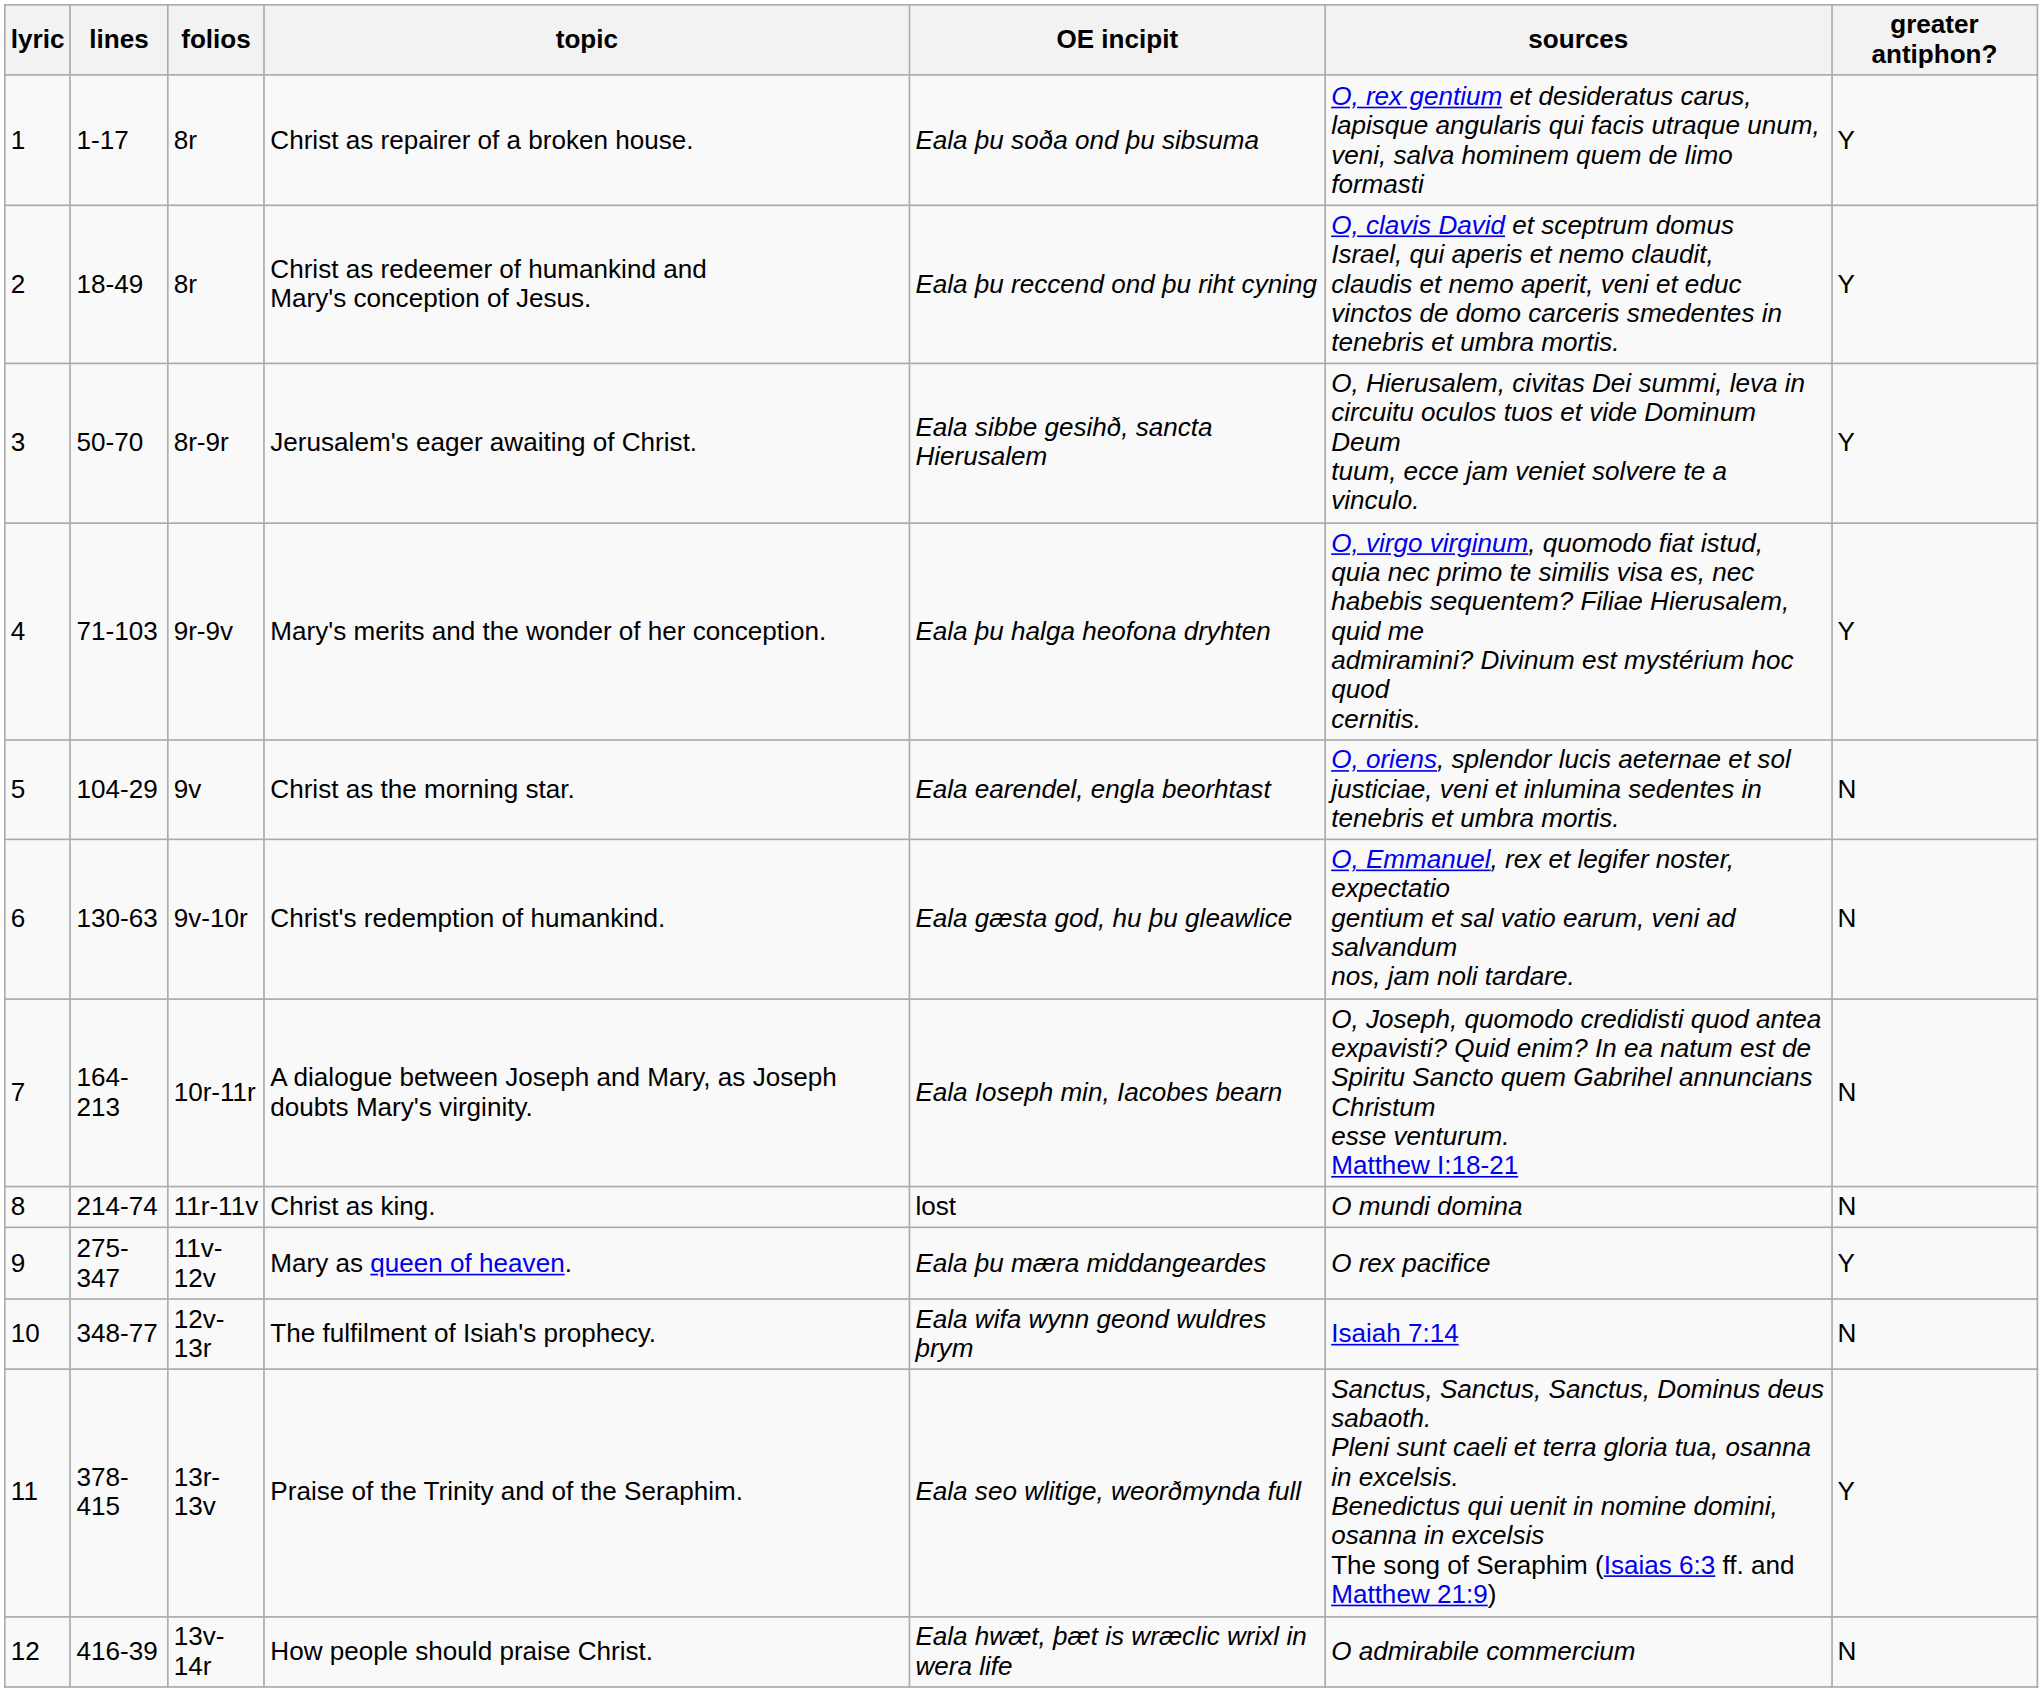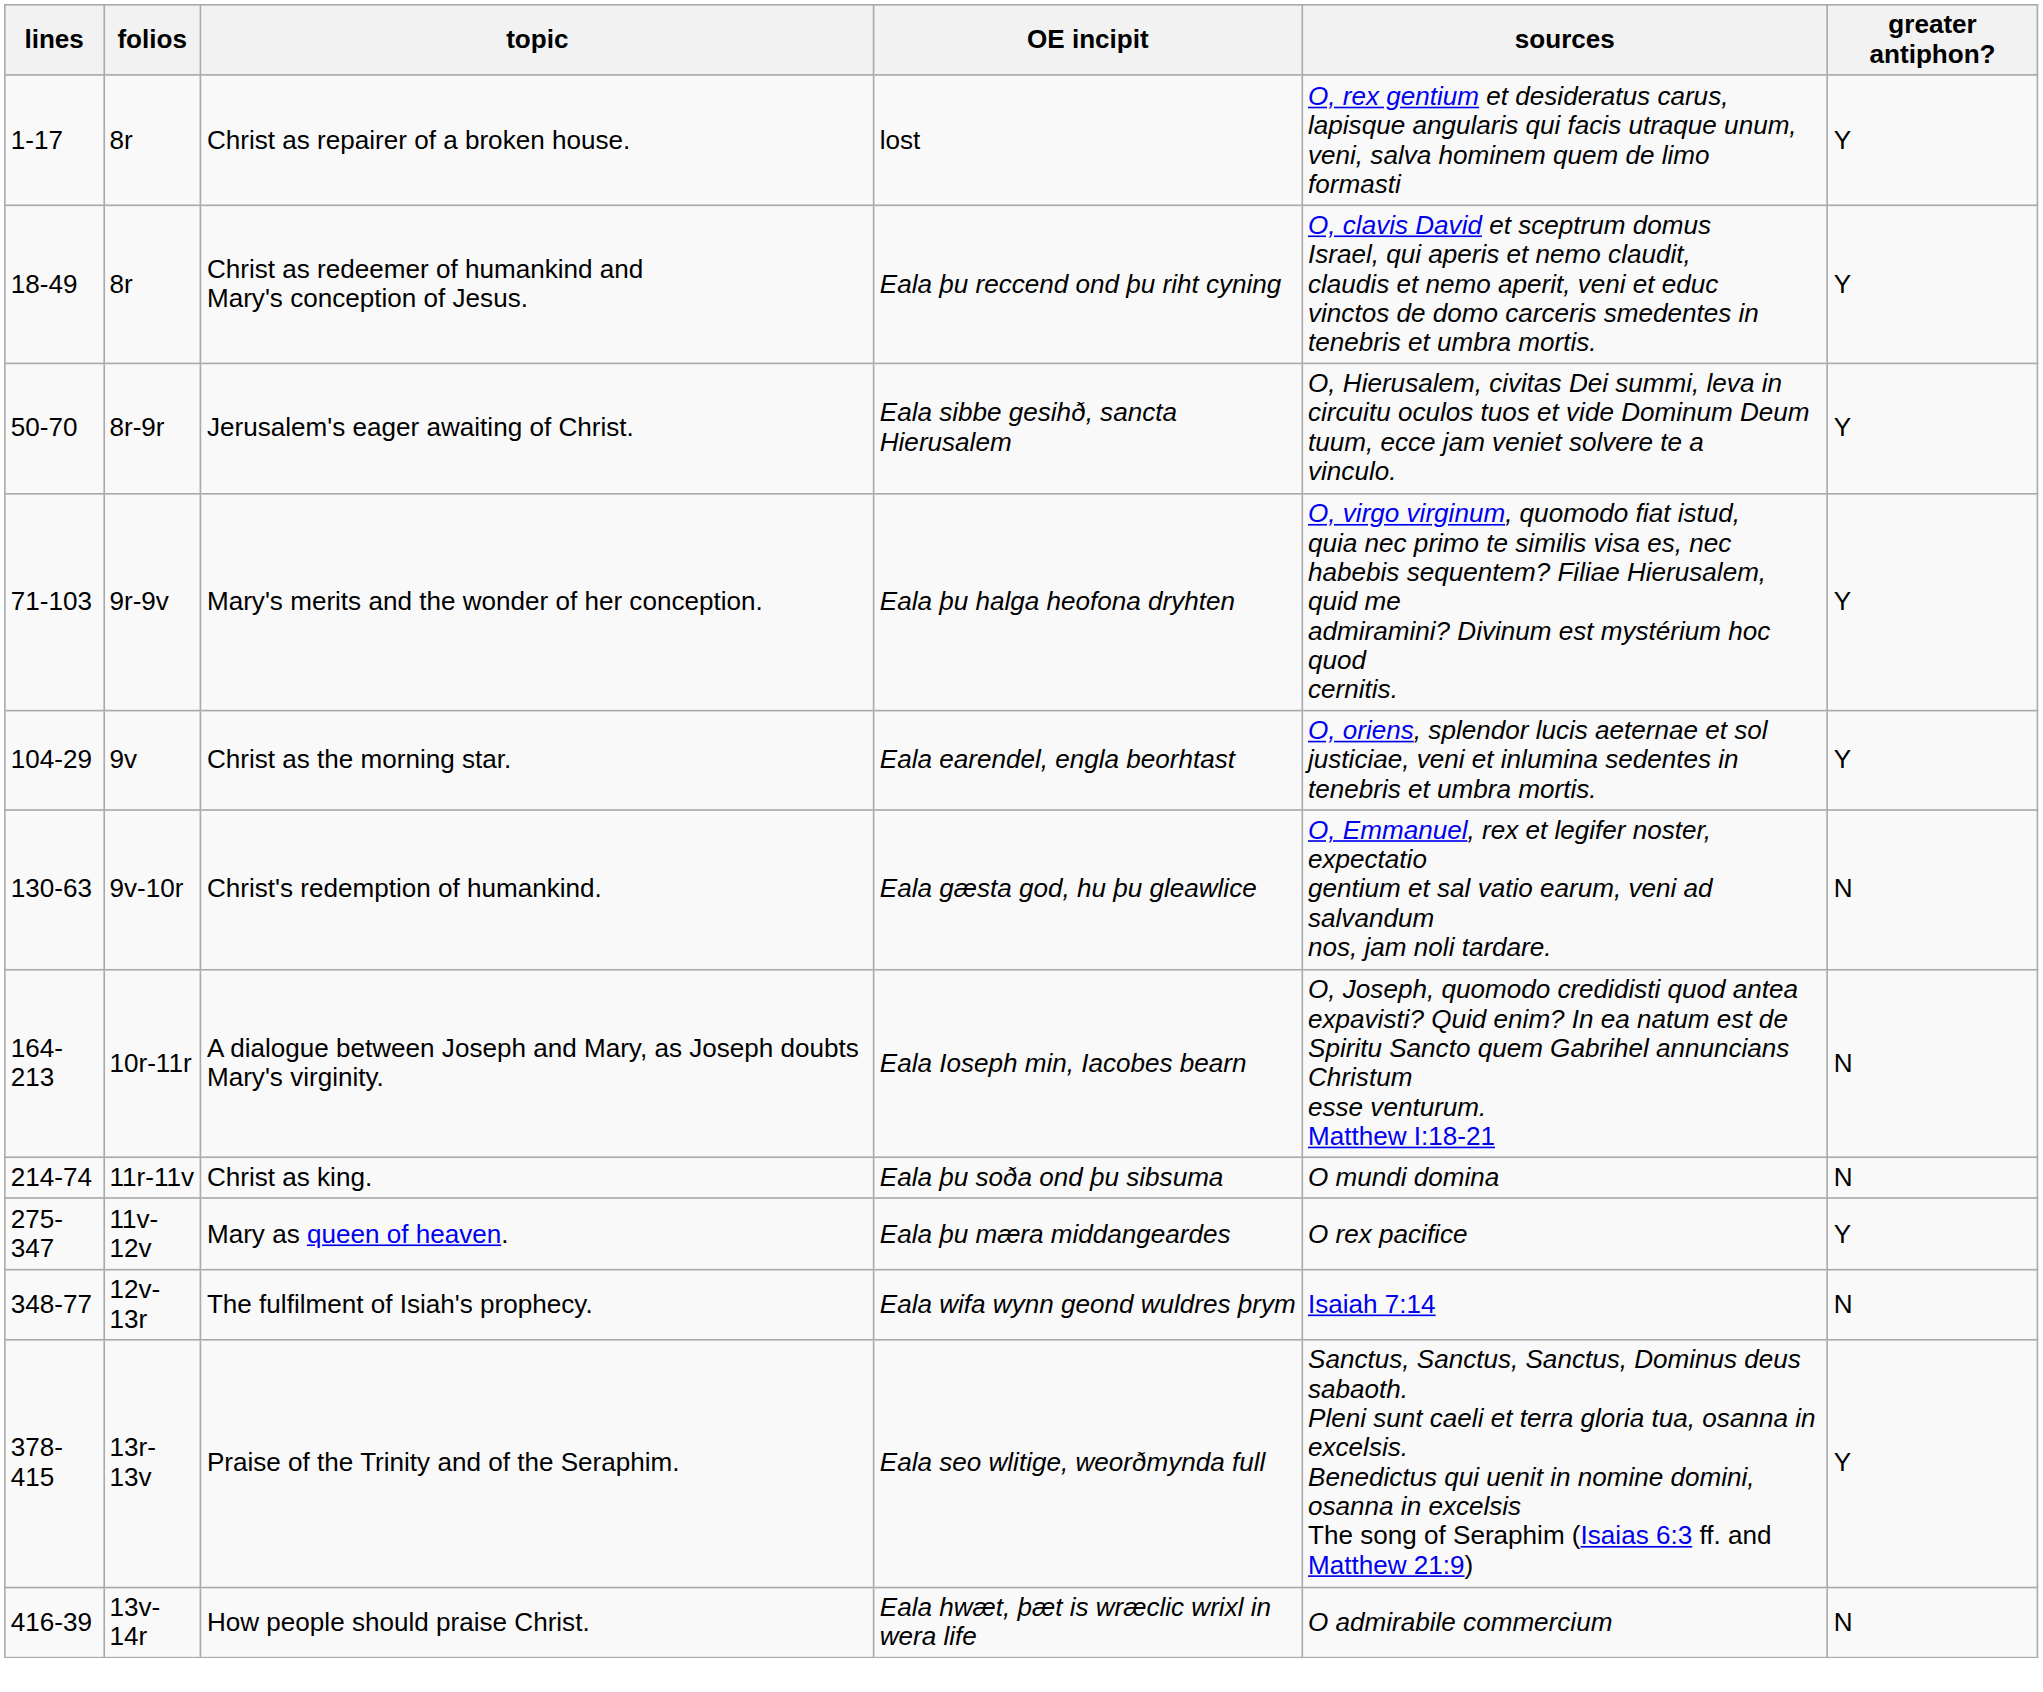- column: (38, 39)
(1087, 139) Eala þu soða ond þu sibsuma -> (900, 139) lost
(1847, 789) N -> (1842, 760) Y
(936, 1206) lost -> (1052, 1177) Eala þu soða ond þu sibsuma
